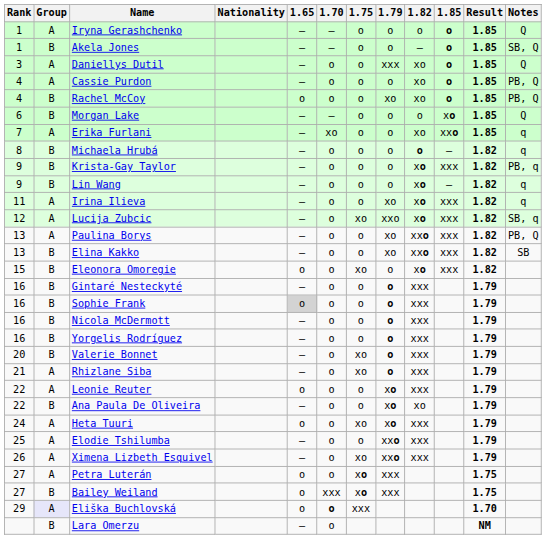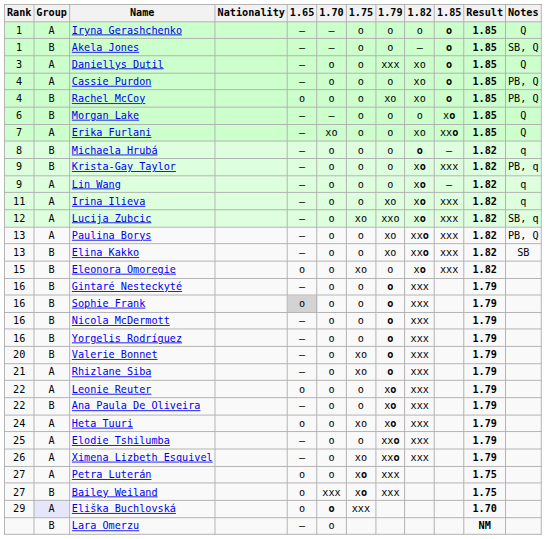(523, 132) q -> (523, 132) Q
(52, 184) B -> (52, 184) A
(420, 406) xo -> (420, 406) xxx
